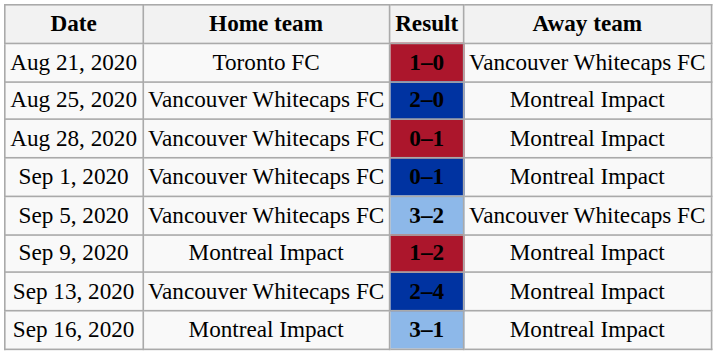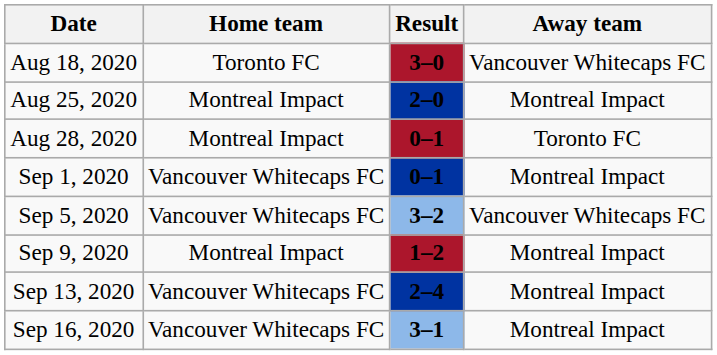+ row: (74, 62)
- row: (74, 62)
(266, 100) Vancouver Whitecaps FC -> (266, 100) Montreal Impact
(266, 138) Vancouver Whitecaps FC -> (266, 138) Montreal Impact
(587, 138) Montreal Impact -> (587, 138) Toronto FC
(266, 329) Montreal Impact -> (266, 329) Vancouver Whitecaps FC
